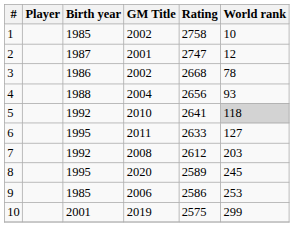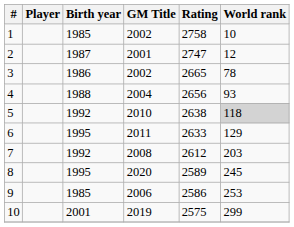(194, 73) 2668 -> (194, 73) 2665
(194, 113) 2641 -> (194, 113) 2638
(233, 133) 127 -> (233, 133) 129
